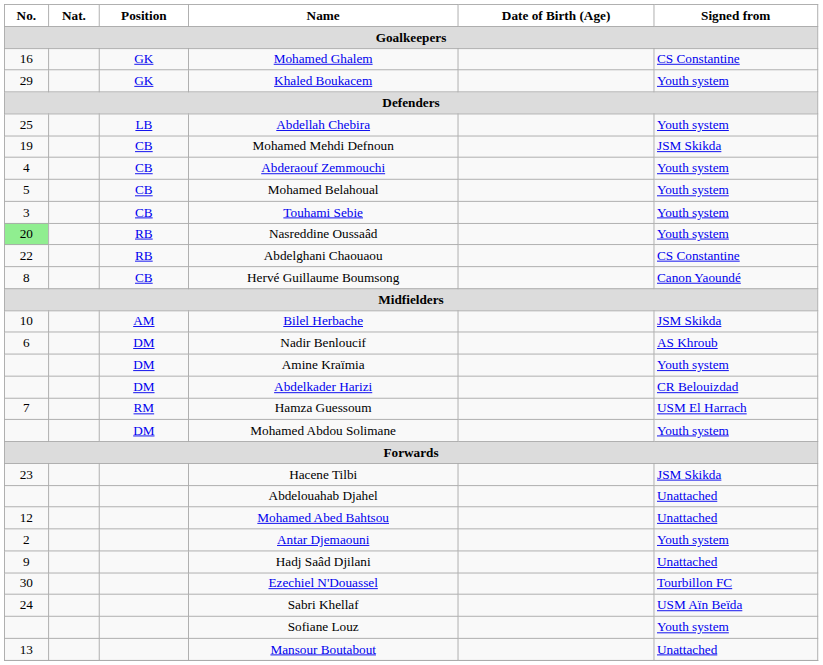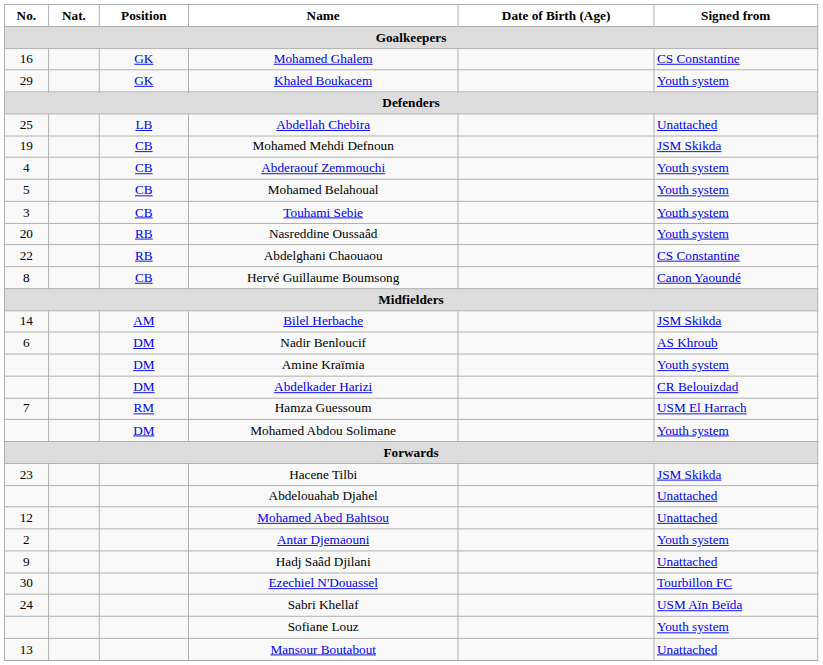(693, 125) Youth system -> (687, 125) Unattached
(26, 234) lightgreen background -> (26, 234) no background
(26, 321) 10 -> (26, 321) 14
